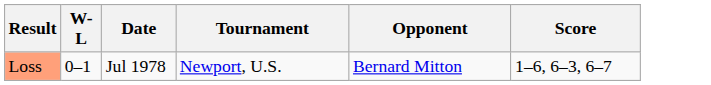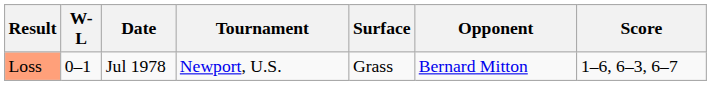+ column: (382, 28)
